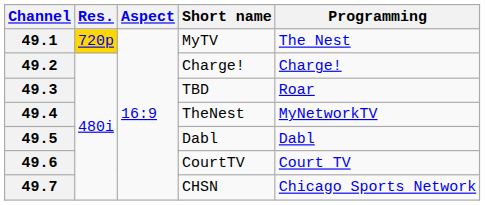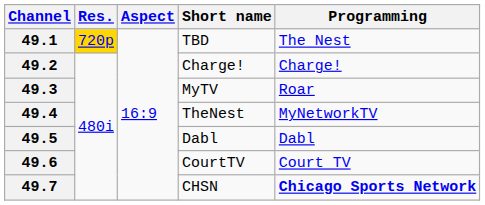(200, 41) MyTV -> (195, 41) TBD
(195, 90) TBD -> (200, 90) MyTV
(378, 187) normal -> (378, 187) bold
